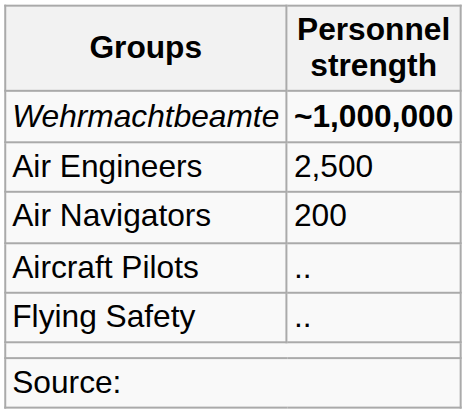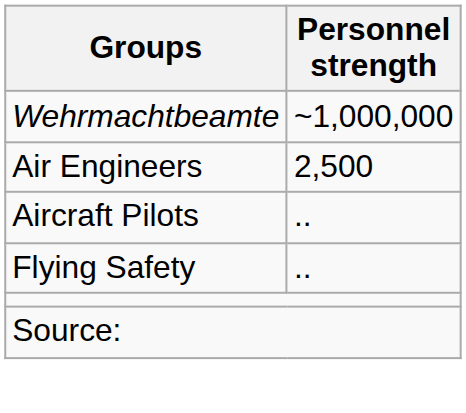(374, 116) bold -> (374, 116) normal
- row: (112, 216)
